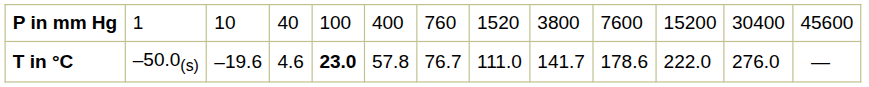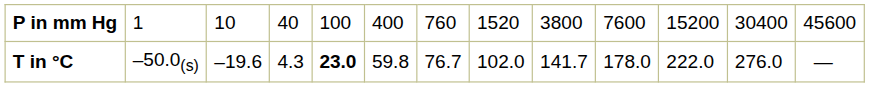(291, 61) 4.6 -> (291, 61) 4.3
(390, 61) 57.8 -> (390, 61) 59.8
(499, 61) 111.0 -> (501, 61) 102.0
(624, 61) 178.6 -> (627, 61) 178.0
